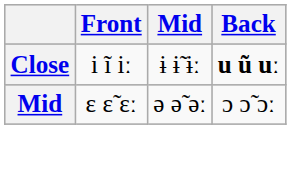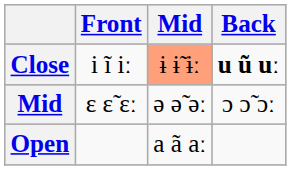(180, 64) no background -> (180, 64) lightsalmon background
+ row: (40, 143)
